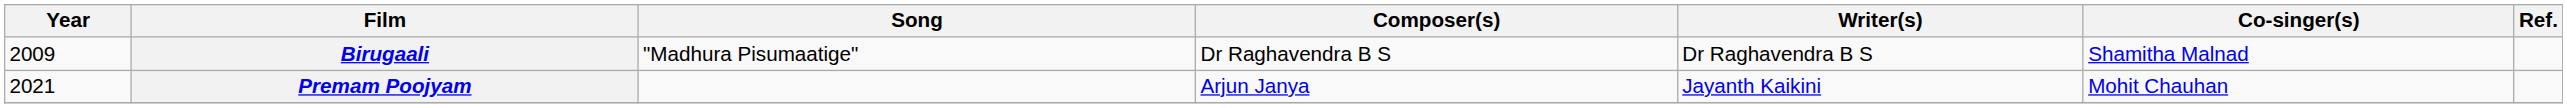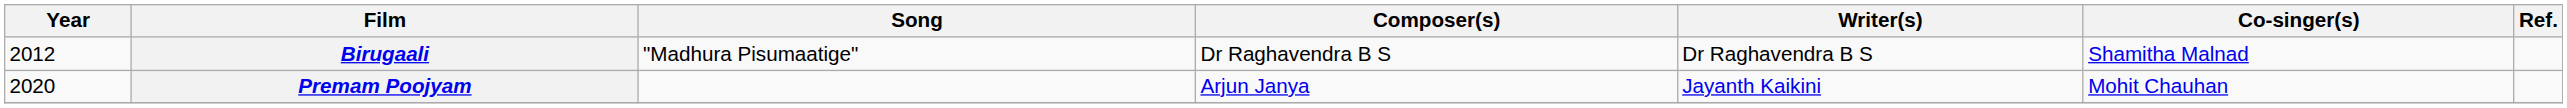(32, 53) 2009 -> (32, 53) 2012
(32, 86) 2021 -> (32, 86) 2020
